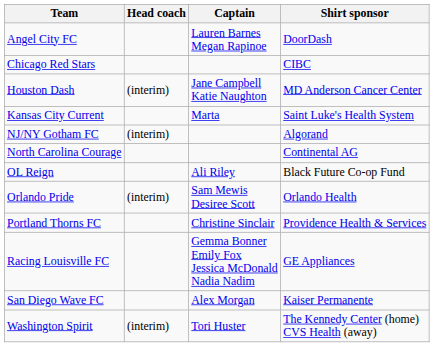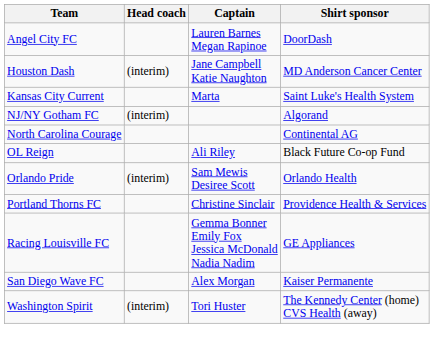- row: (51, 64)
